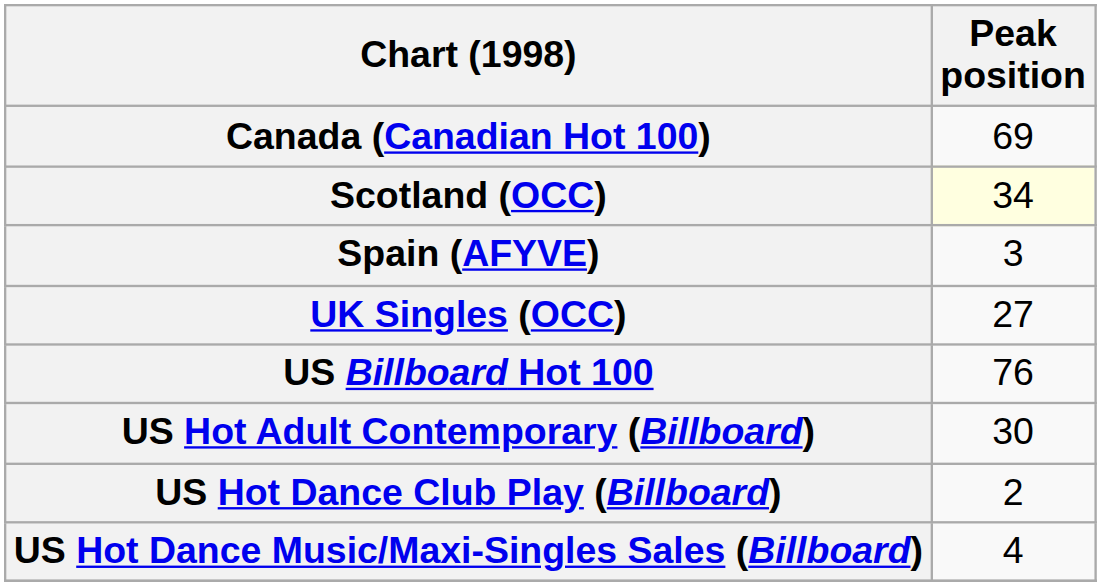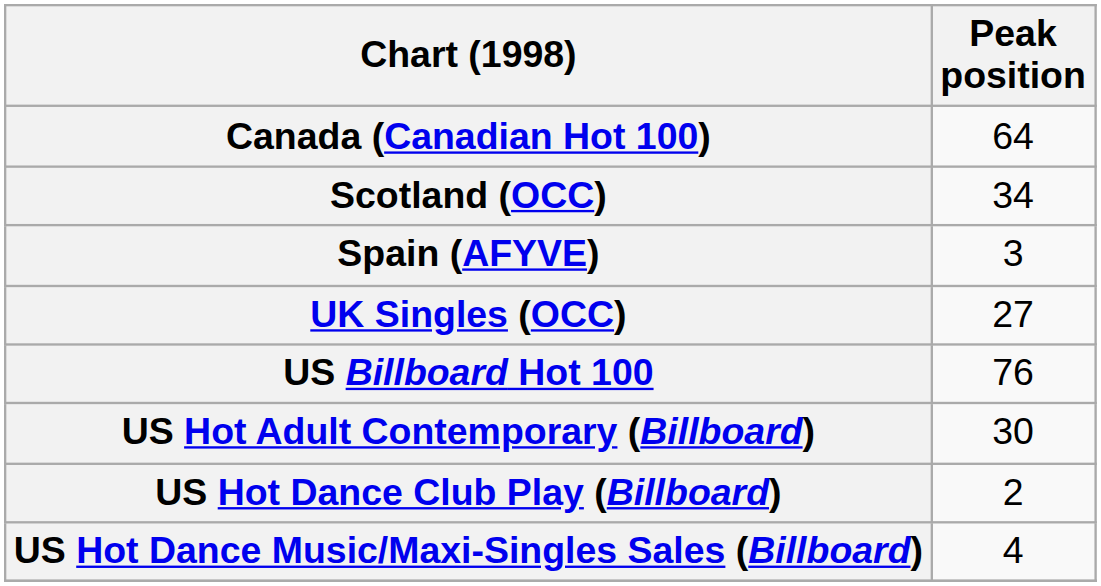(1013, 135) 69 -> (1013, 135) 64
(1013, 195) lightyellow background -> (1013, 195) no background
